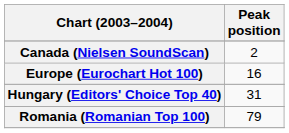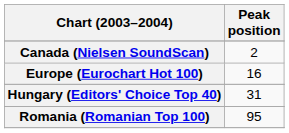(254, 116) 79 -> (254, 116) 95
